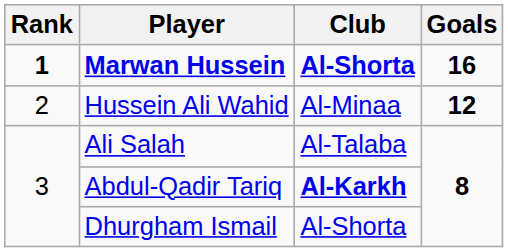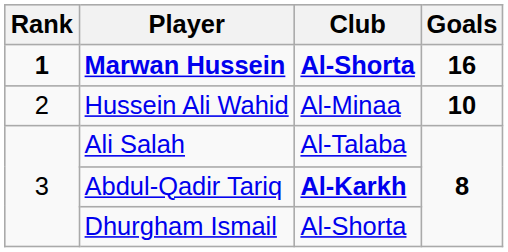(462, 105) 12 -> (462, 105) 10
